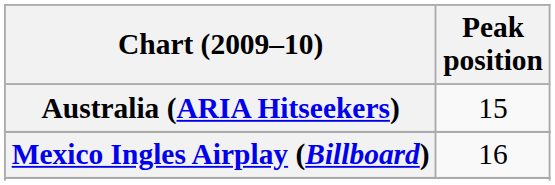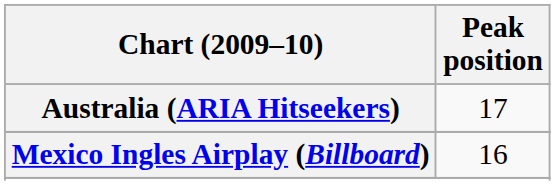(493, 107) 15 -> (493, 107) 17
